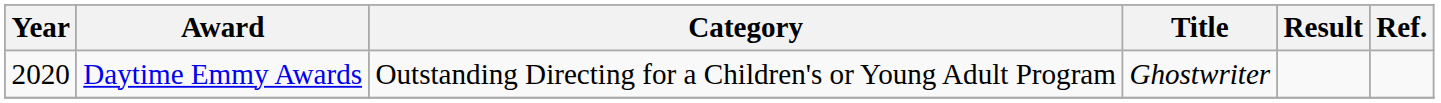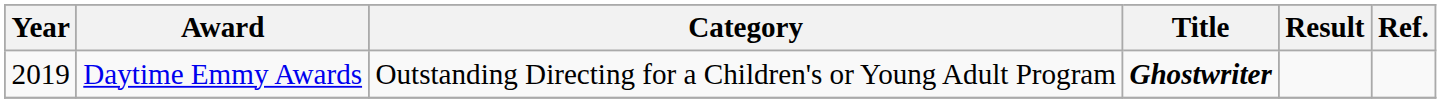(41, 73) 2020 -> (41, 73) 2019
(1200, 73) normal -> (1201, 73) bold
